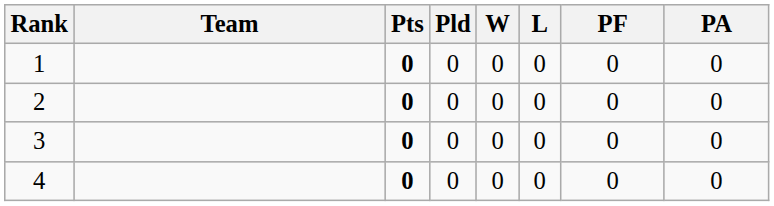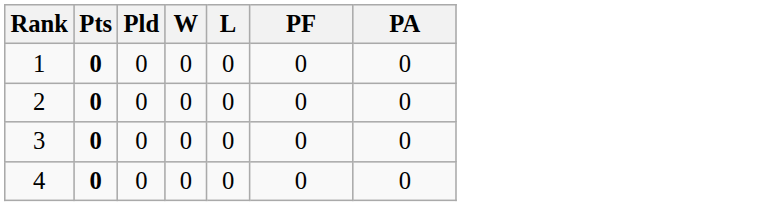- column: (229, 24)
